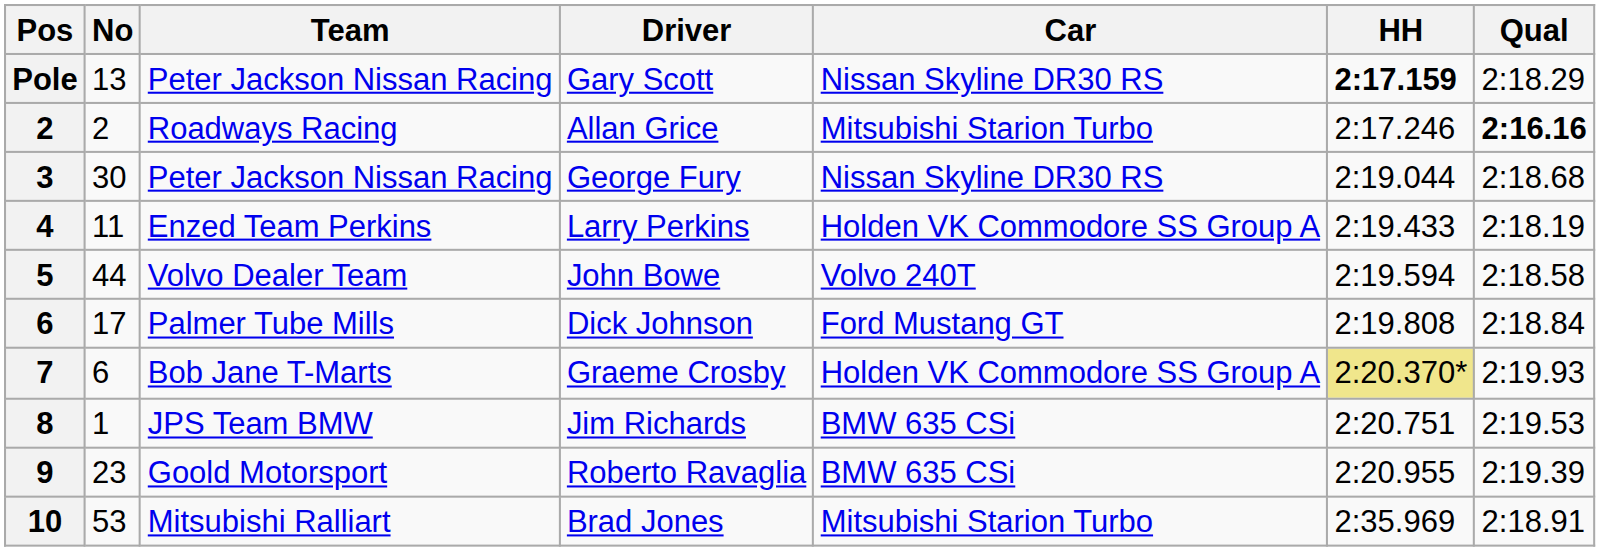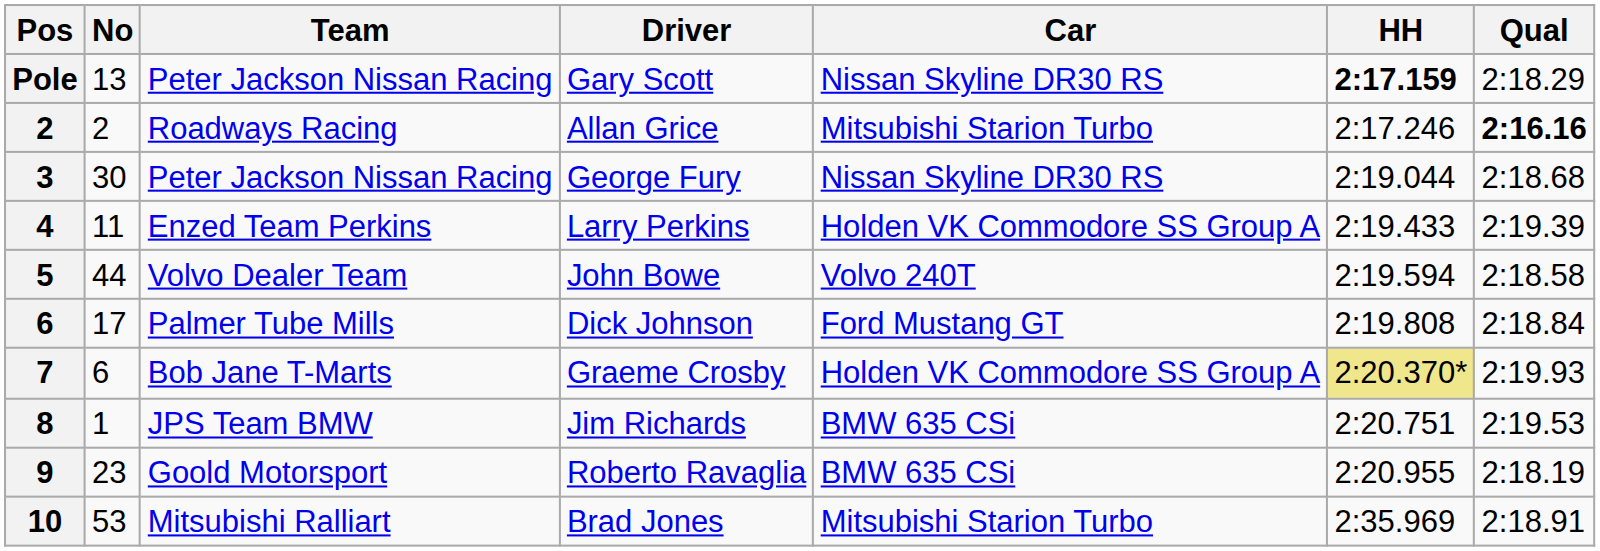(1533, 226) 2:18.19 -> (1533, 226) 2:19.39
(1533, 472) 2:19.39 -> (1533, 472) 2:18.19
